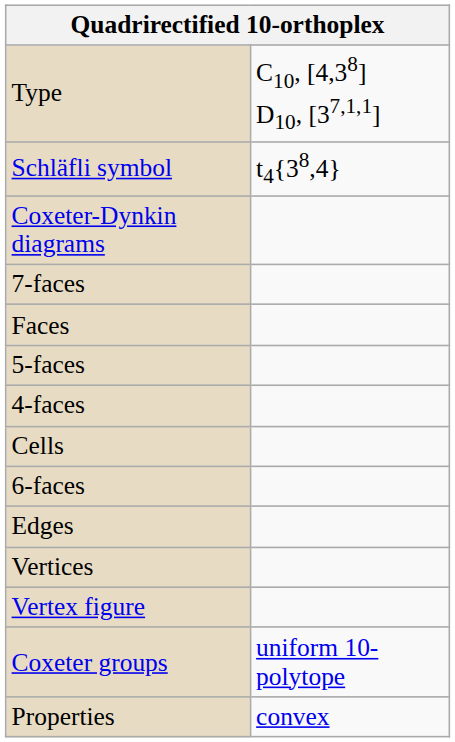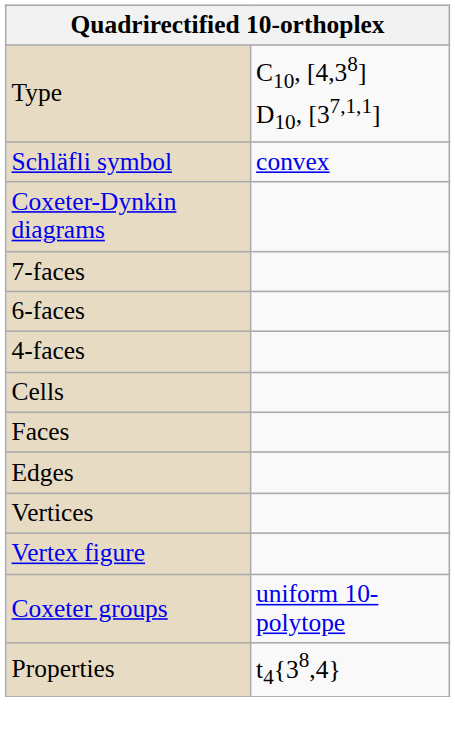(298, 168) t4{38,4} -> (293, 161) convex
rows swapped: (48, 486) <-> (41, 324)
- row: (48, 365)
(293, 716) convex -> (298, 669) t4{38,4}
